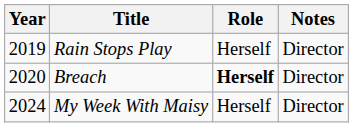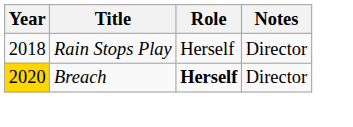(27, 48) 2019 -> (27, 48) 2018
(27, 77) no background -> (27, 77) gold background
- row: (131, 106)
